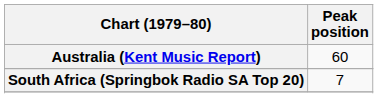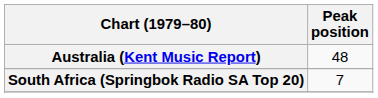(340, 56) 60 -> (340, 56) 48
